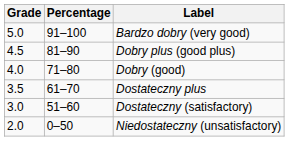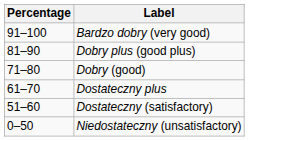- column: (24, 13)
